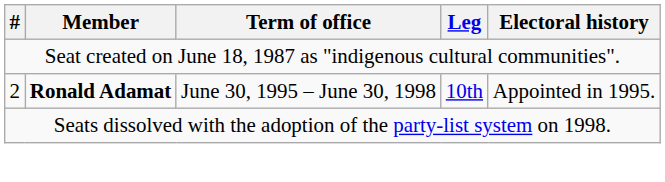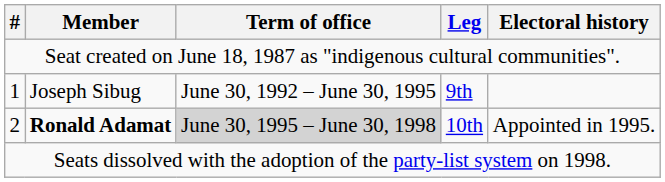+ row: (15, 91)
(309, 91) no background -> (309, 125) lightgrey background
